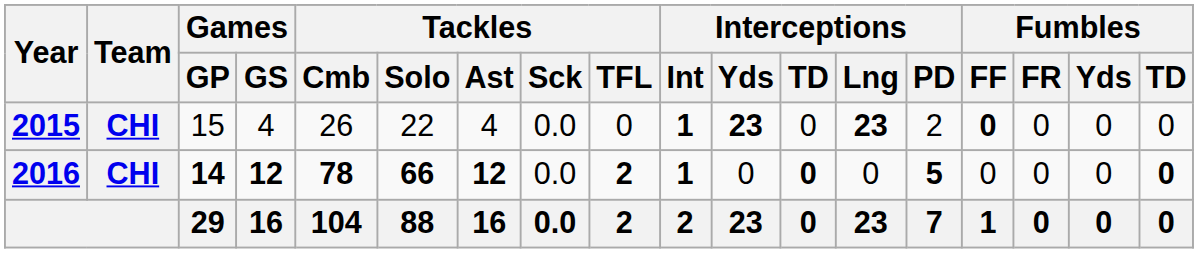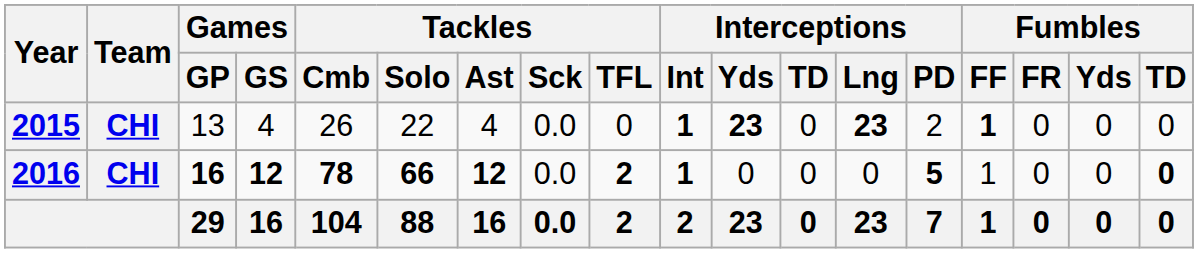(208, 125) 15 -> (208, 125) 13
(988, 125) 0 -> (988, 125) 1
(208, 174) 14 -> (208, 174) 16
(808, 174) bold -> (808, 174) normal
(988, 174) 0 -> (988, 174) 1
